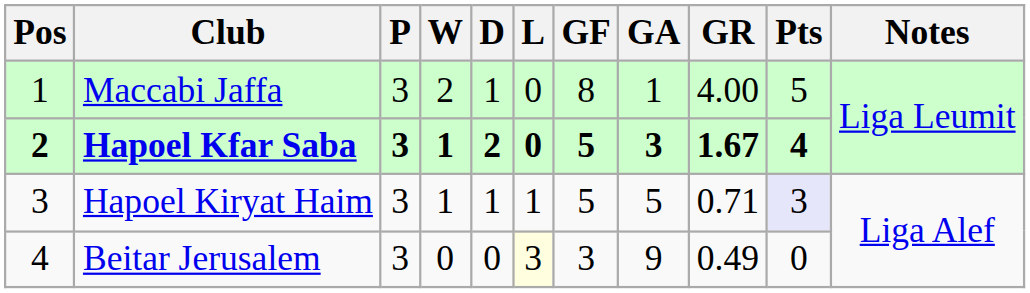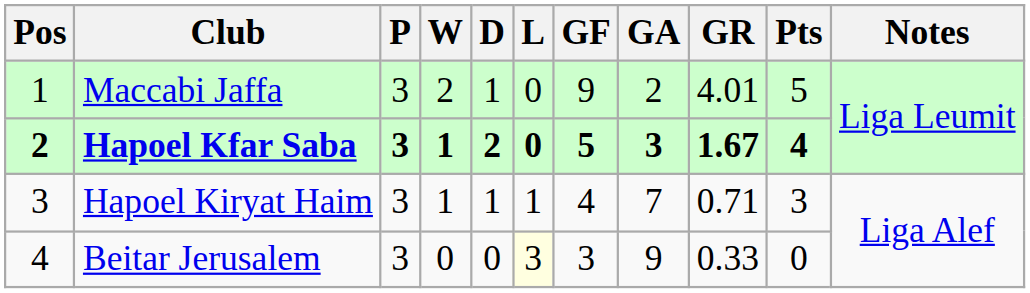(586, 88) 8 -> (586, 88) 9
(654, 88) 1 -> (654, 88) 2
(728, 88) 4.00 -> (728, 88) 4.01
(586, 201) 5 -> (586, 201) 4
(654, 201) 5 -> (654, 201) 7
(799, 201) lavender background -> (799, 201) no background
(728, 257) 0.49 -> (728, 257) 0.33
